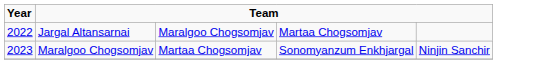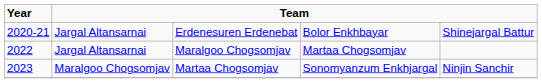+ row: (236, 31)
